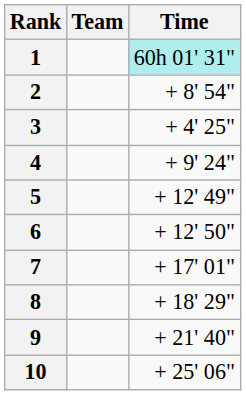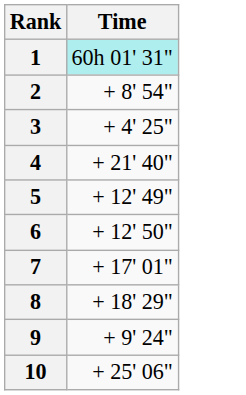- column: (97, 22)
(200, 162) + 9' 24" -> (133, 162) + 21' 40"
(195, 337) + 21' 40" -> (138, 337) + 9' 24"
